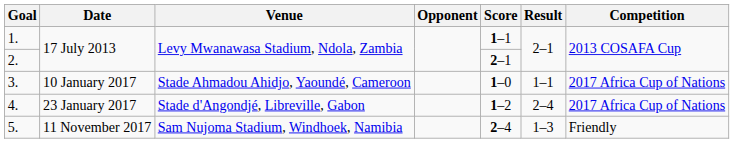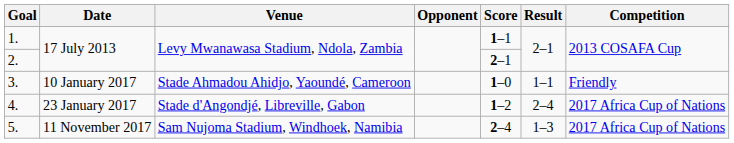(647, 82) 2017 Africa Cup of Nations -> (593, 82) Friendly
(593, 127) Friendly -> (647, 127) 2017 Africa Cup of Nations
